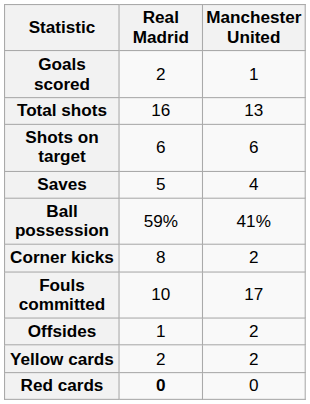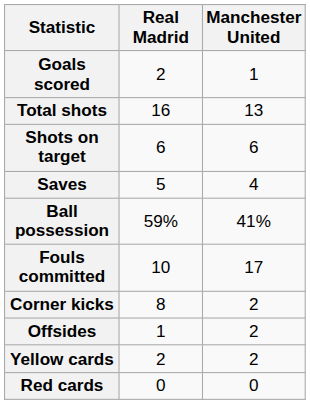rows swapped: (62, 258) <-> (62, 294)
(161, 385) bold -> (161, 385) normal
